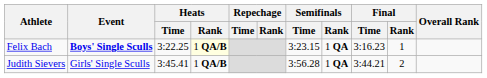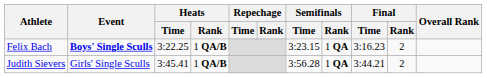(210, 47) lightyellow background -> (210, 47) no background
(402, 47) 1 -> (402, 47) 2
